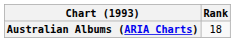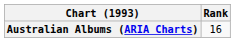(216, 30) 18 -> (216, 30) 16
